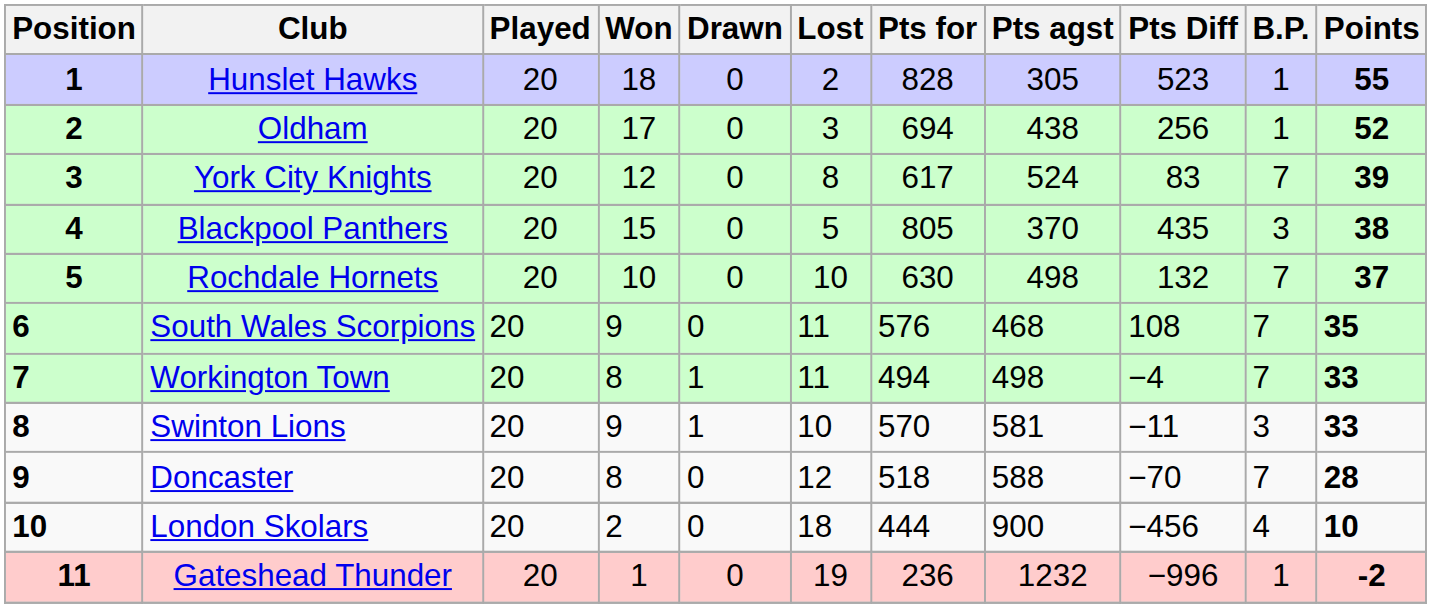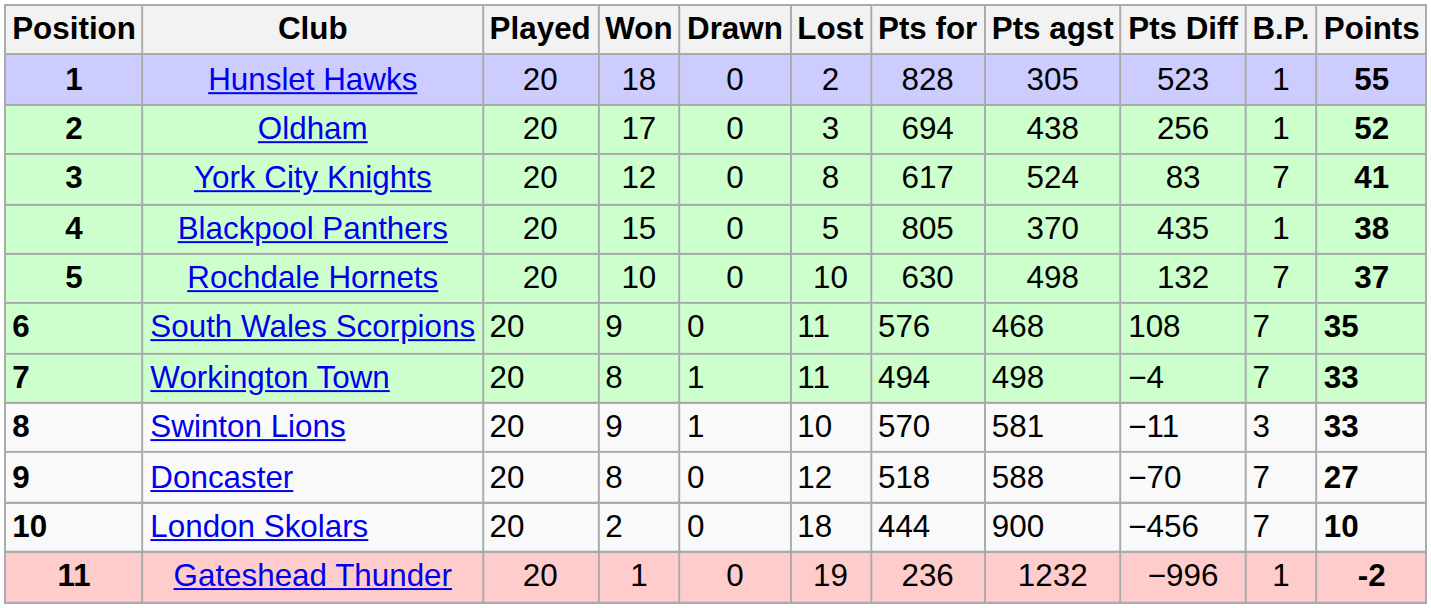(1372, 178) 39 -> (1372, 178) 41
(1281, 228) 3 -> (1281, 228) 1
(1341, 476) 28 -> (1341, 476) 27
(1261, 526) 4 -> (1261, 526) 7
